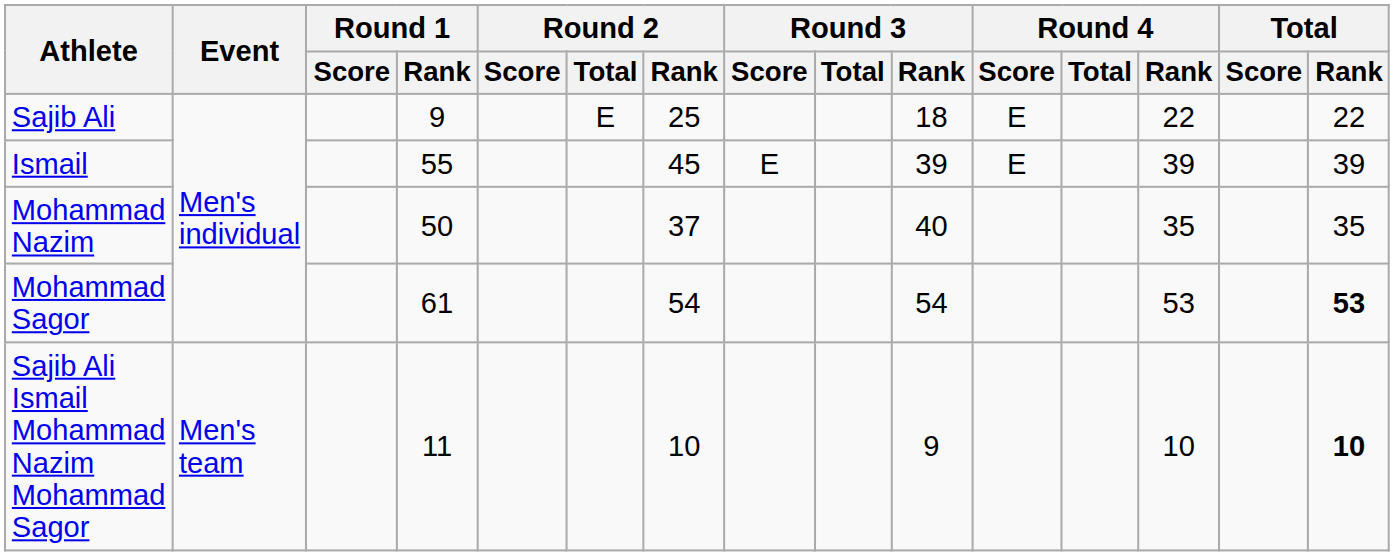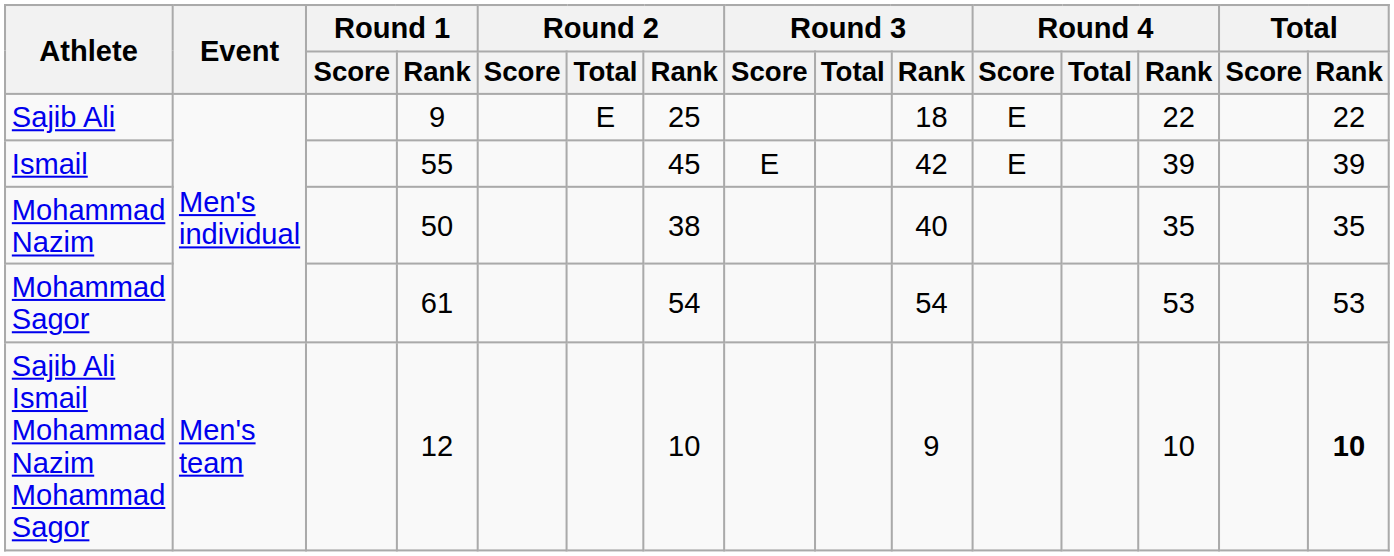(931, 164) 39 -> (931, 164) 42
(684, 226) 37 -> (684, 226) 38
(1349, 304) bold -> (1349, 304) normal
(437, 447) 11 -> (437, 447) 12
